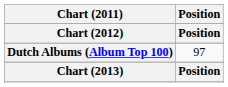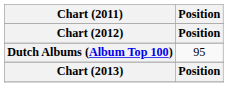(199, 52) 97 -> (199, 52) 95
